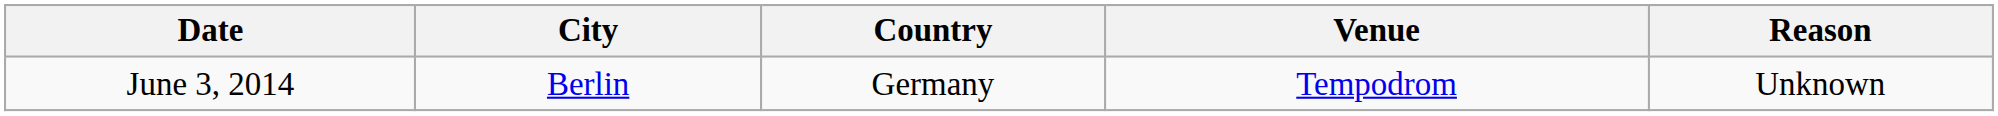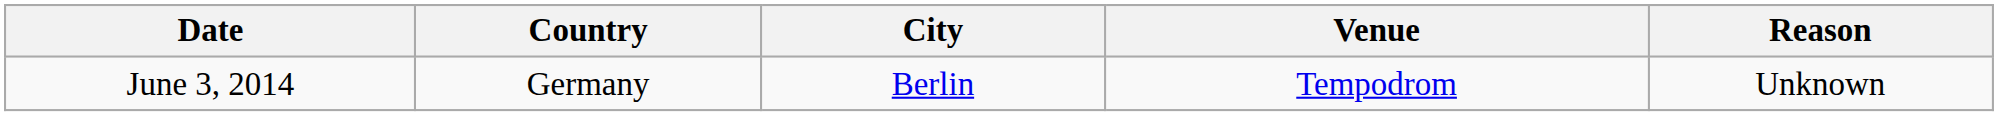columns swapped: (588, 30) <-> (933, 30)
